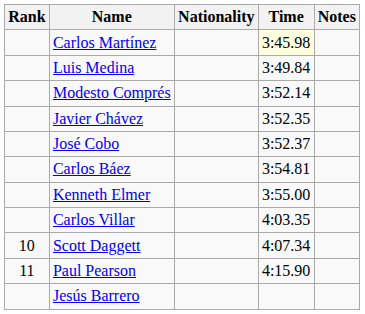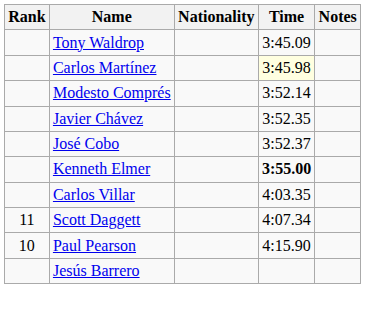+ row: (98, 42)
- row: (94, 67)
- row: (92, 169)
(286, 194) normal -> (287, 169) bold
(27, 245) 10 -> (27, 220) 11
(27, 270) 11 -> (27, 245) 10
